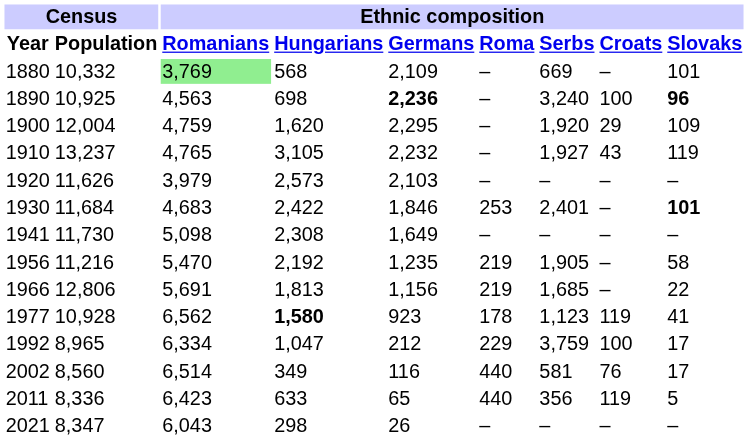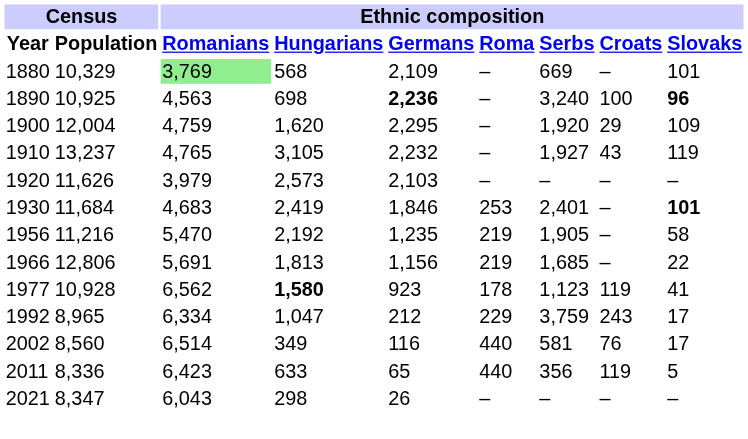(85, 71) 10,332 -> (85, 71) 10,329
(299, 207) 2,422 -> (299, 207) 2,419
- row: (28, 235)
(616, 344) 100 -> (616, 316) 243
